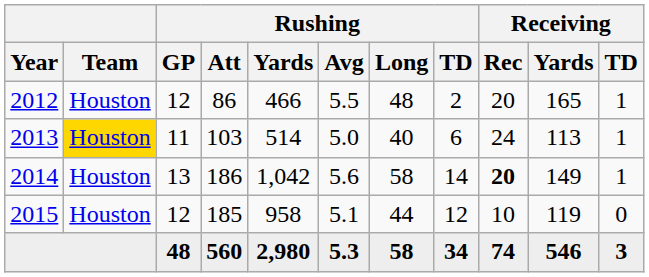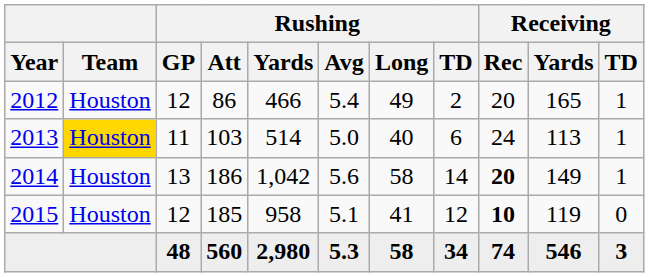(344, 99) 5.5 -> (344, 99) 5.4
(402, 99) 48 -> (402, 99) 49
(402, 213) 44 -> (402, 213) 41
(503, 213) normal -> (503, 213) bold
